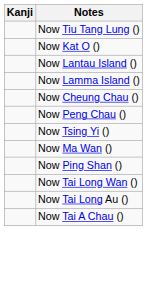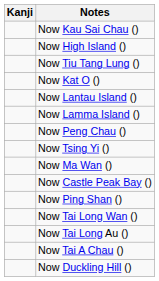+ row: (88, 30)
+ row: (82, 47)
- row: (88, 98)
+ row: (95, 183)
+ row: (85, 268)
